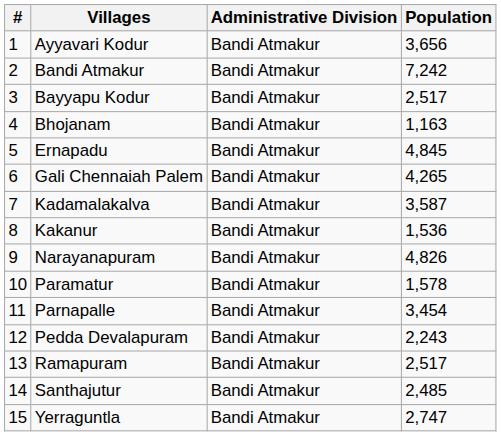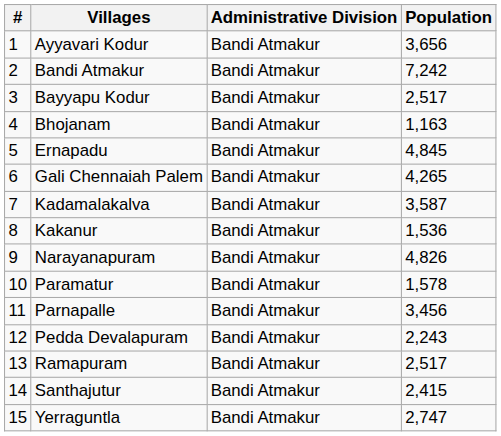(426, 310) 3,454 -> (426, 310) 3,456
(426, 390) 2,485 -> (426, 390) 2,415
